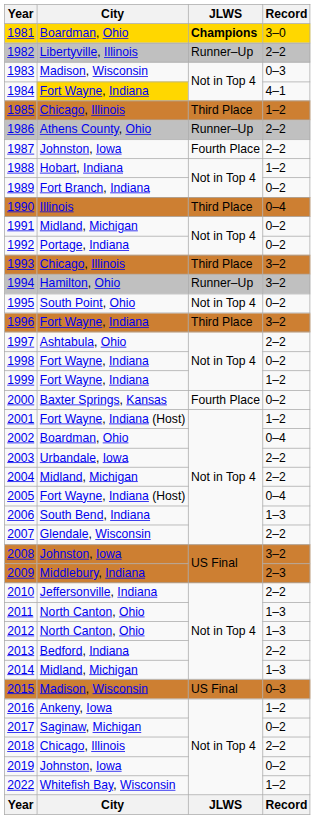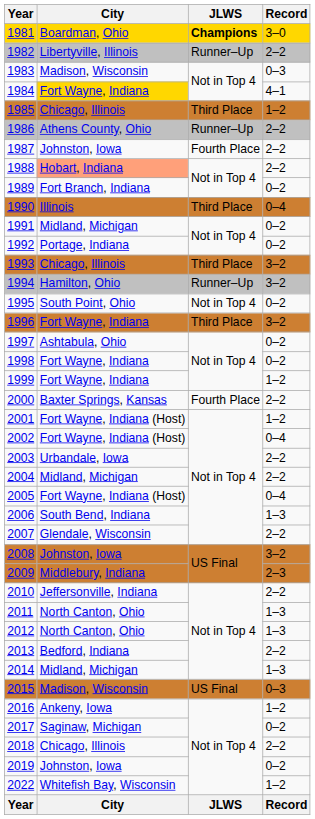(81, 168) no background -> (81, 168) lightsalmon background
(276, 168) 1–2 -> (276, 168) 2–2
(276, 341) 2–2 -> (276, 341) 0–2
(276, 399) 0–2 -> (276, 399) 2–2
(84, 438) Boardman, Ohio -> (113, 438) Fort Wayne, Indiana (Host)
